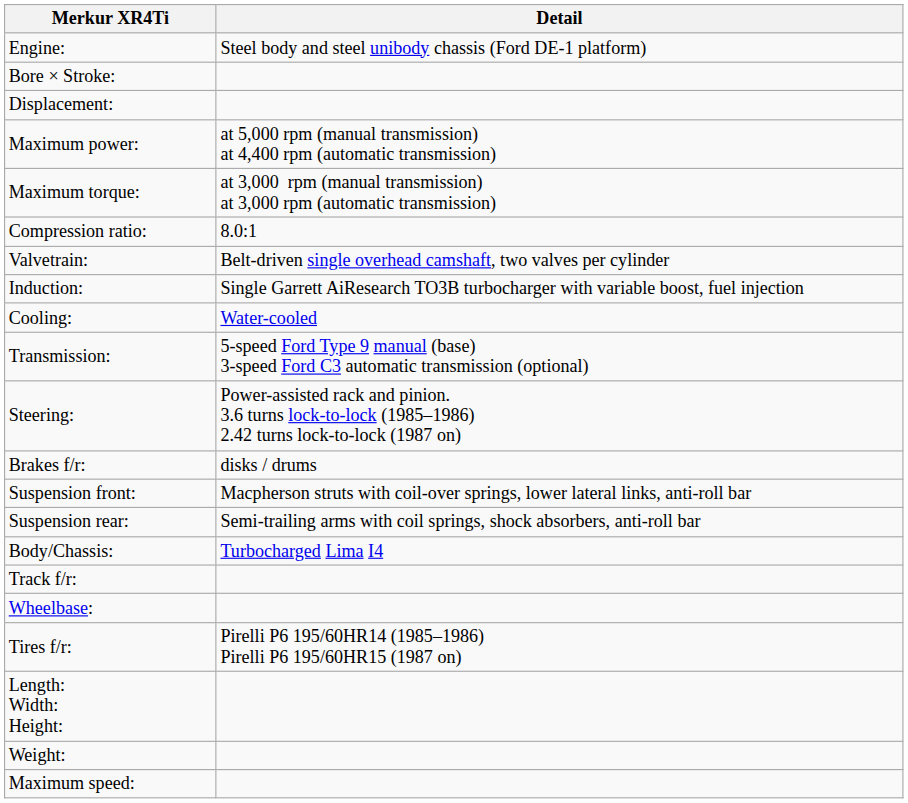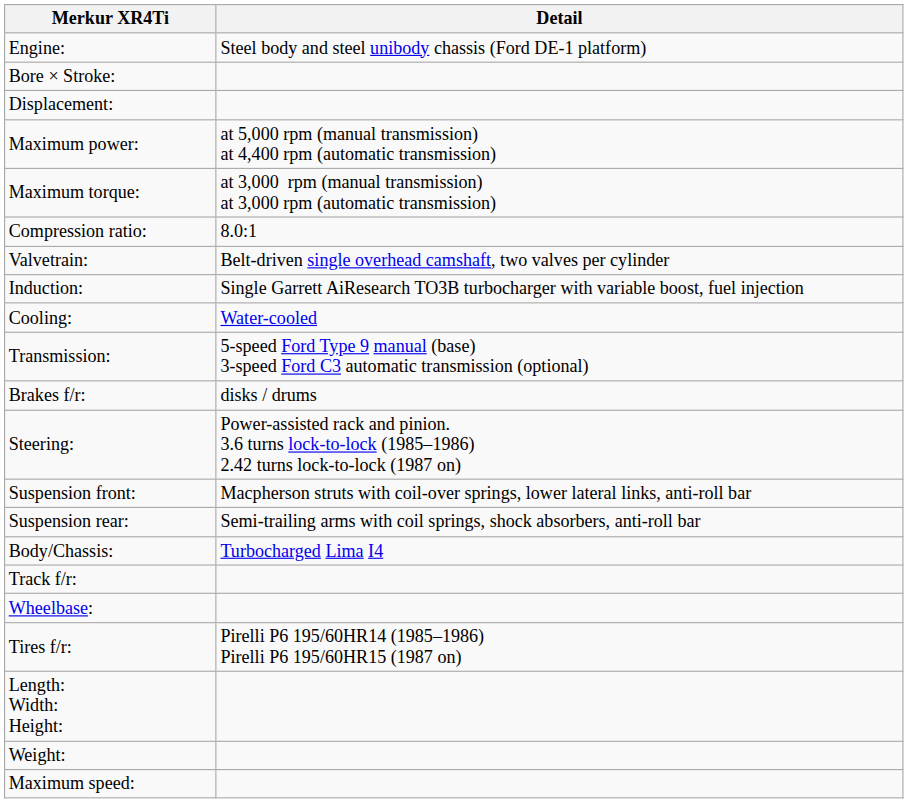rows swapped: (44, 415) <-> (47, 464)
